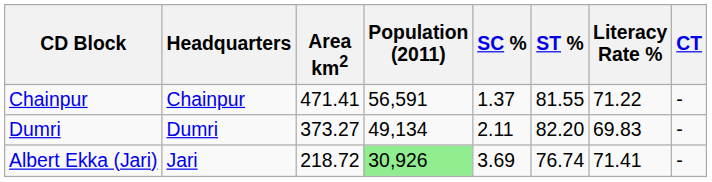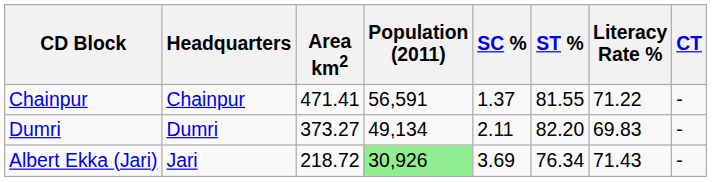(560, 160) 76.74 -> (560, 160) 76.34
(617, 160) 71.41 -> (617, 160) 71.43
